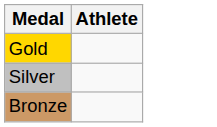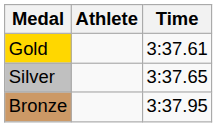+ column: (177, 19)
